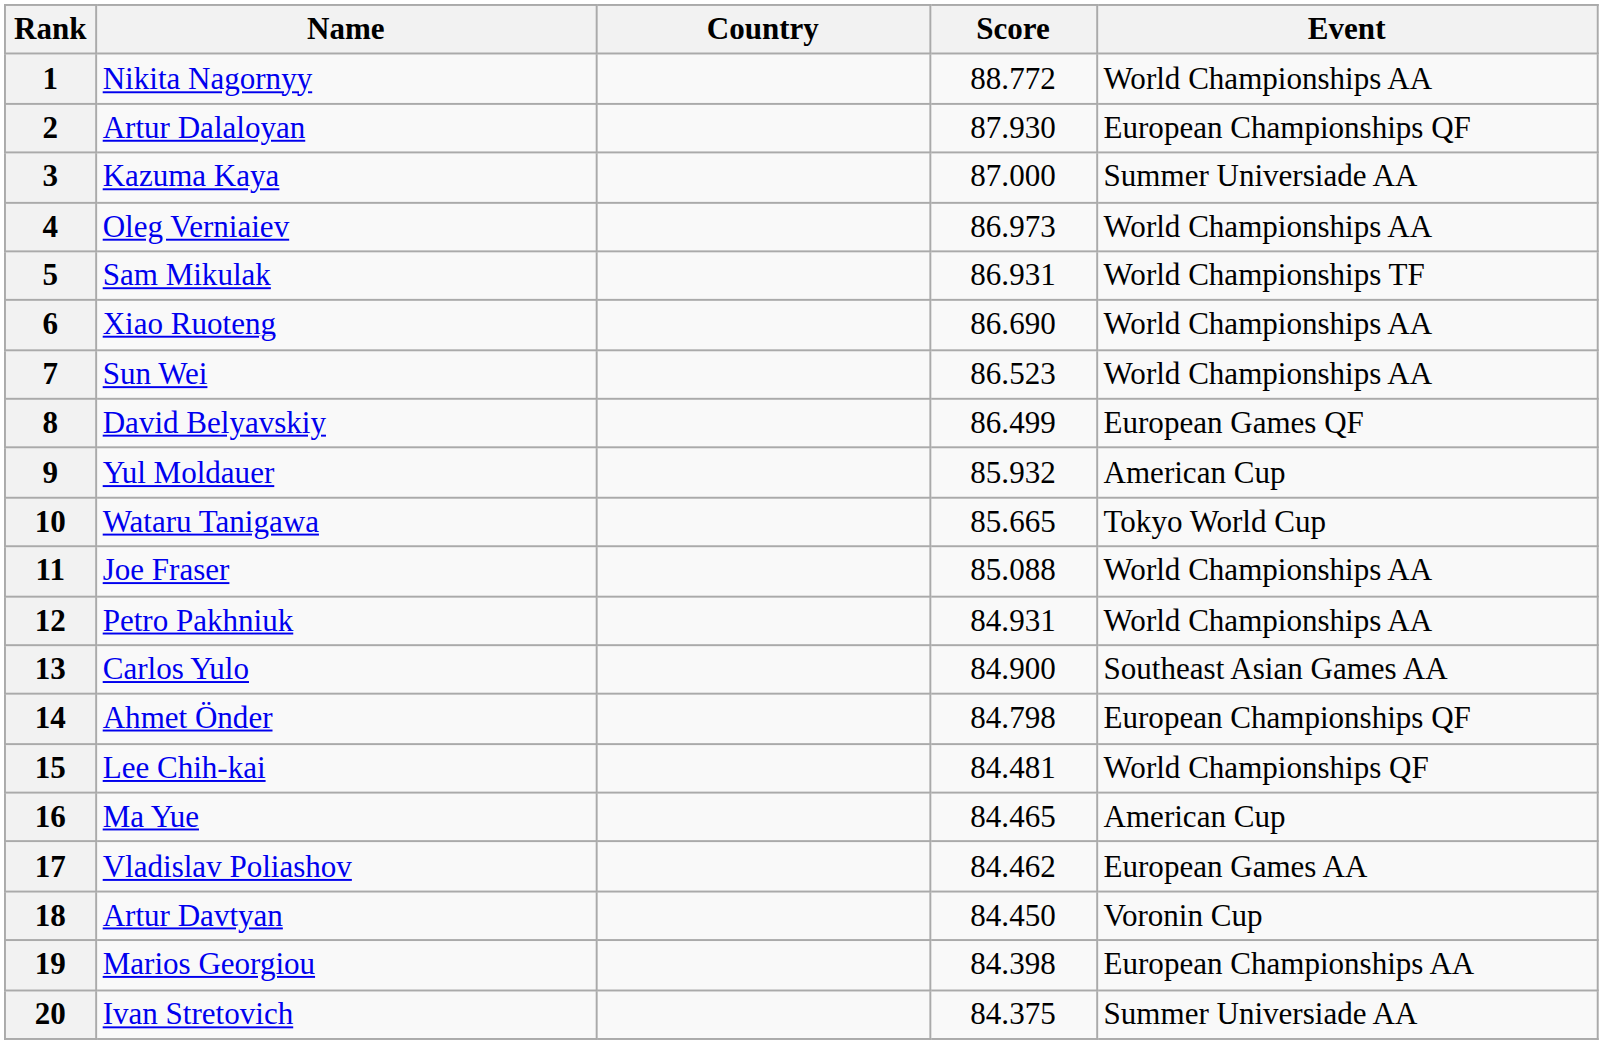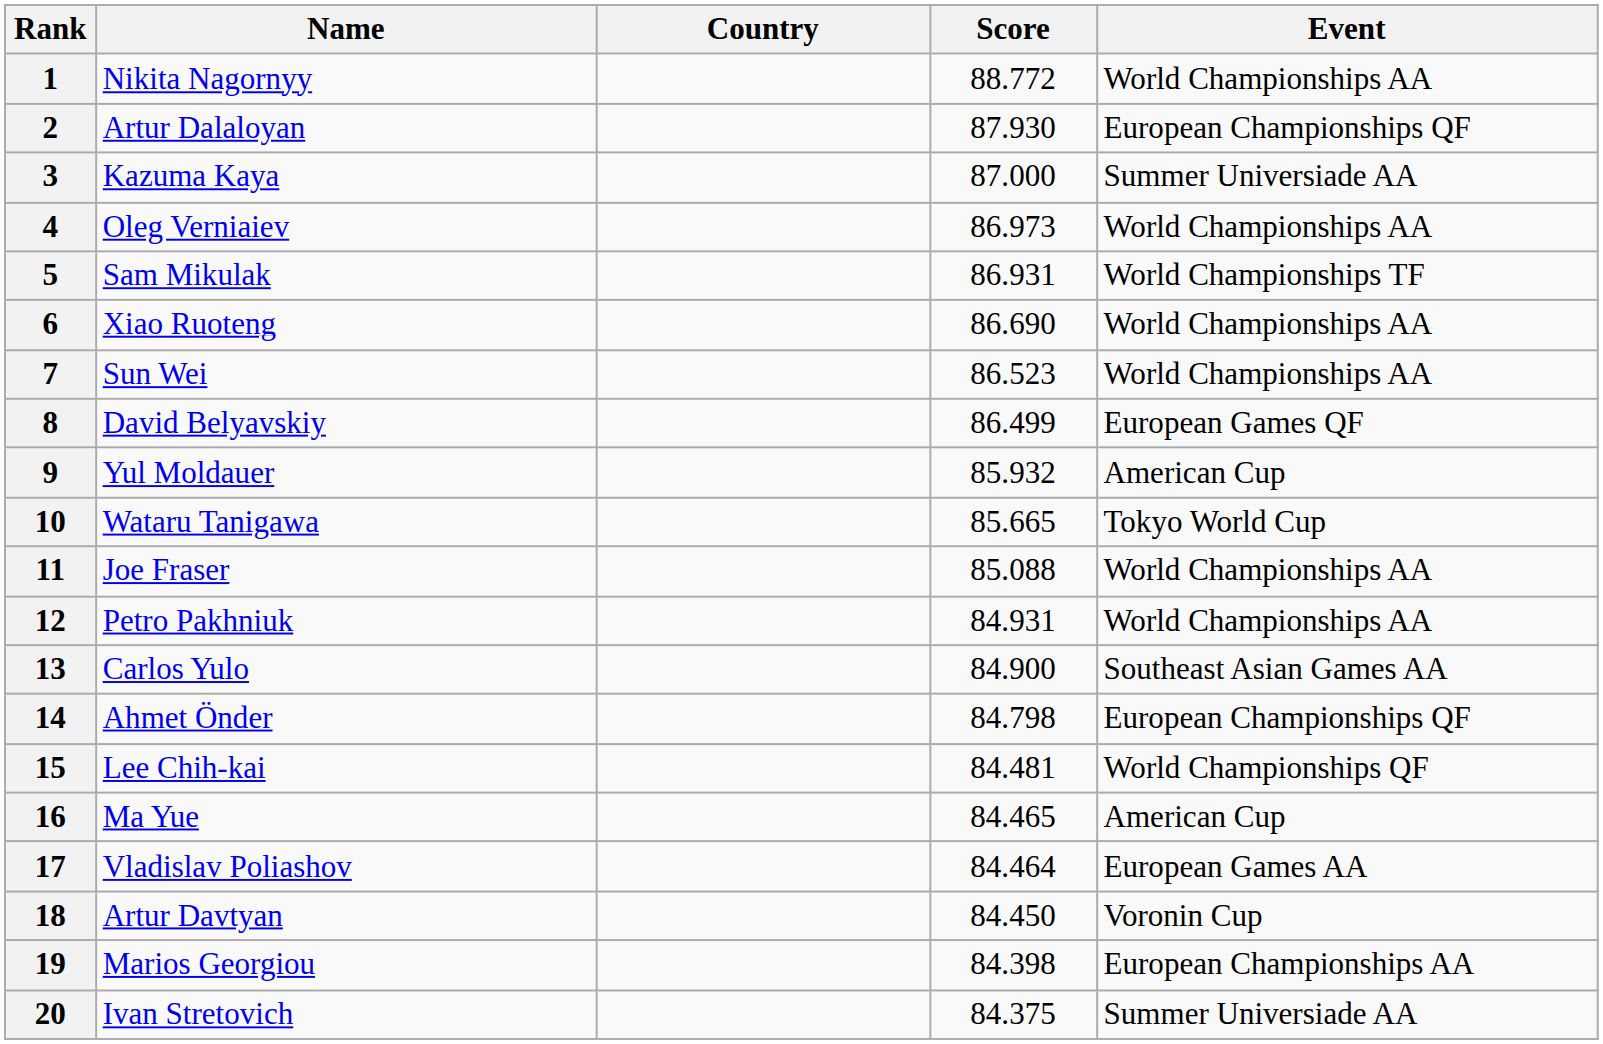(1013, 865) 84.462 -> (1013, 865) 84.464
